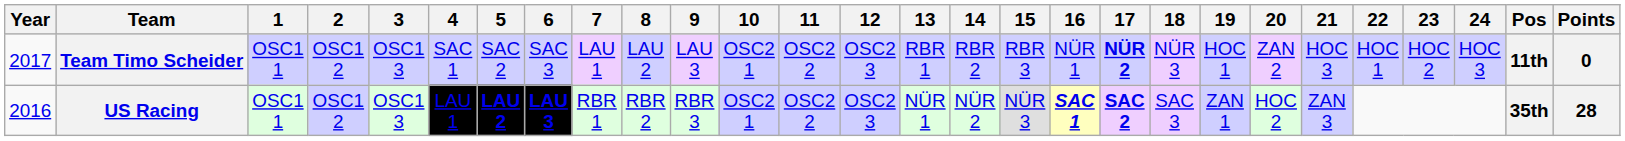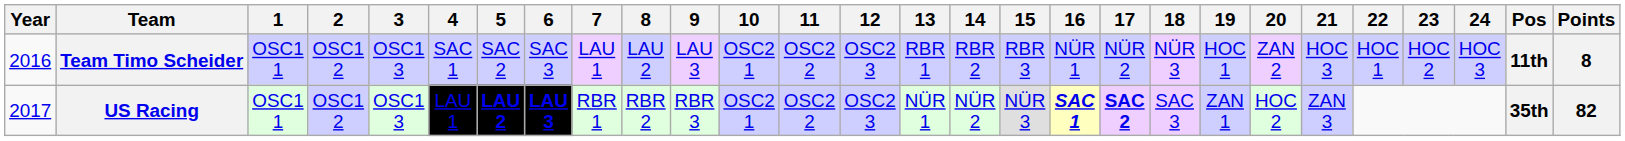(30, 59) 2017 -> (30, 59) 2016
(1125, 59) bold -> (1125, 59) normal
(1586, 59) 0 -> (1586, 59) 8
(30, 110) 2016 -> (30, 110) 2017
(1586, 110) 28 -> (1586, 110) 82
